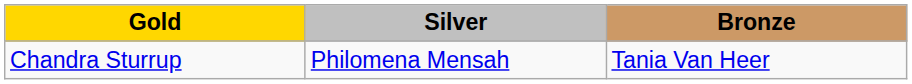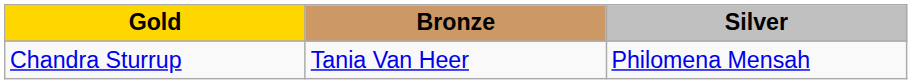columns swapped: (456, 22) <-> (756, 22)
